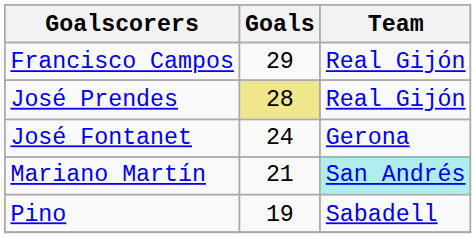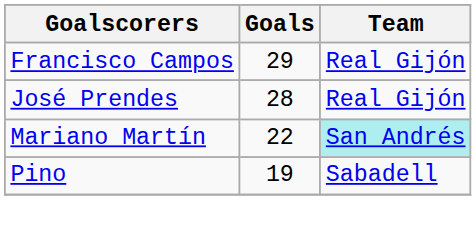(280, 100) khaki background -> (280, 100) no background
- row: (101, 138)
(280, 176) 21 -> (280, 138) 22
